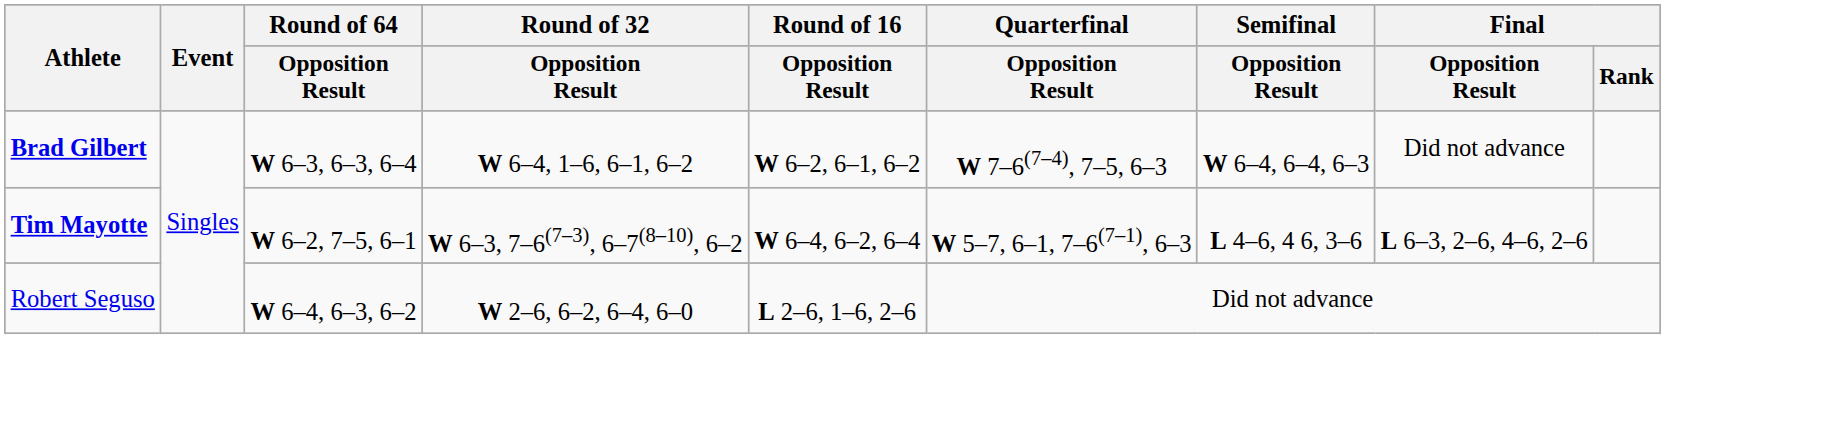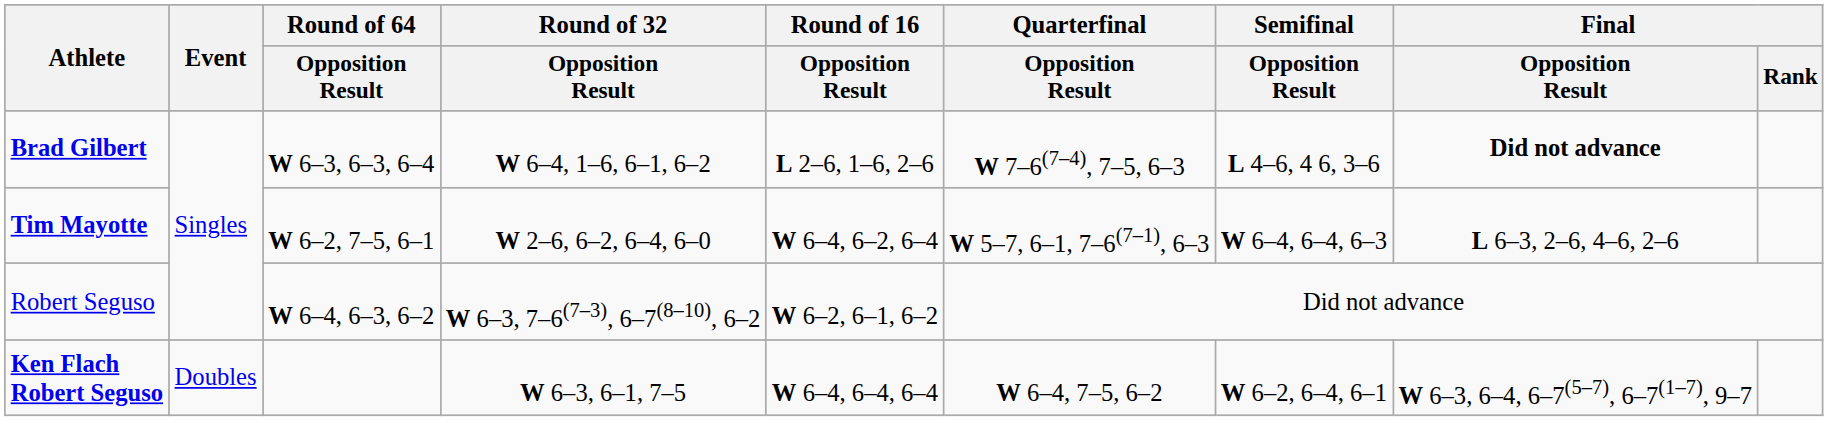(837, 163) W 6–2, 6–1, 6–2 -> (855, 163) L 2–6, 1–6, 2–6
(1286, 163) W 6–4, 6–4, 6–3 -> (1304, 163) L 4–6, 4 6, 3–6
(1484, 149) normal -> (1575, 149) bold
(585, 240) W 6–3, 7–6(7–3), 6–7(8–10), 6–2 -> (603, 240) W 2–6, 6–2, 6–4, 6–0
(1286, 240) L 4–6, 4 6, 3–6 -> (1304, 240) W 6–4, 6–4, 6–3
(585, 313) W 2–6, 6–2, 6–4, 6–0 -> (603, 316) W 6–3, 7–6(7–3), 6–7(8–10), 6–2
(837, 313) L 2–6, 1–6, 2–6 -> (855, 316) W 6–2, 6–1, 6–2
+ row: (87, 377)
